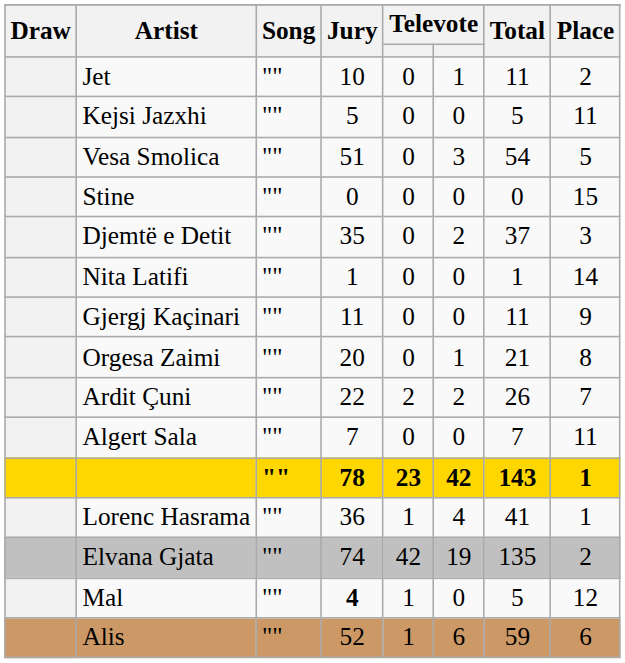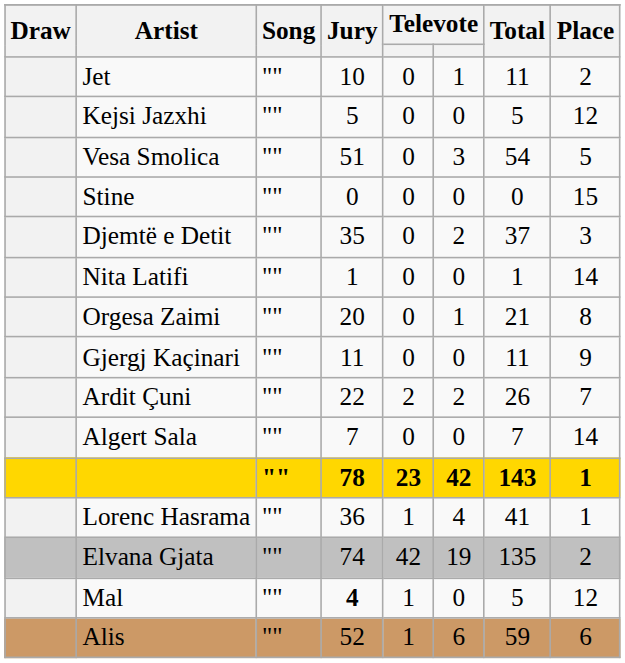(585, 116) 11 -> (585, 116) 12
rows swapped: (161, 316) <-> (151, 356)
(585, 437) 11 -> (585, 437) 14
